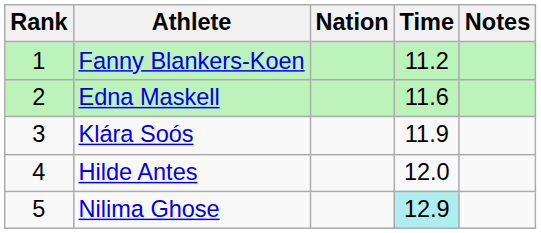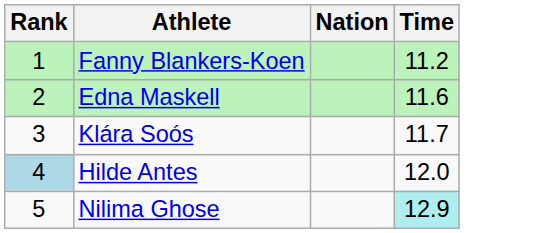- column: (498, 23)
(427, 135) 11.9 -> (427, 135) 11.7
(39, 172) no background -> (39, 172) lightblue background
